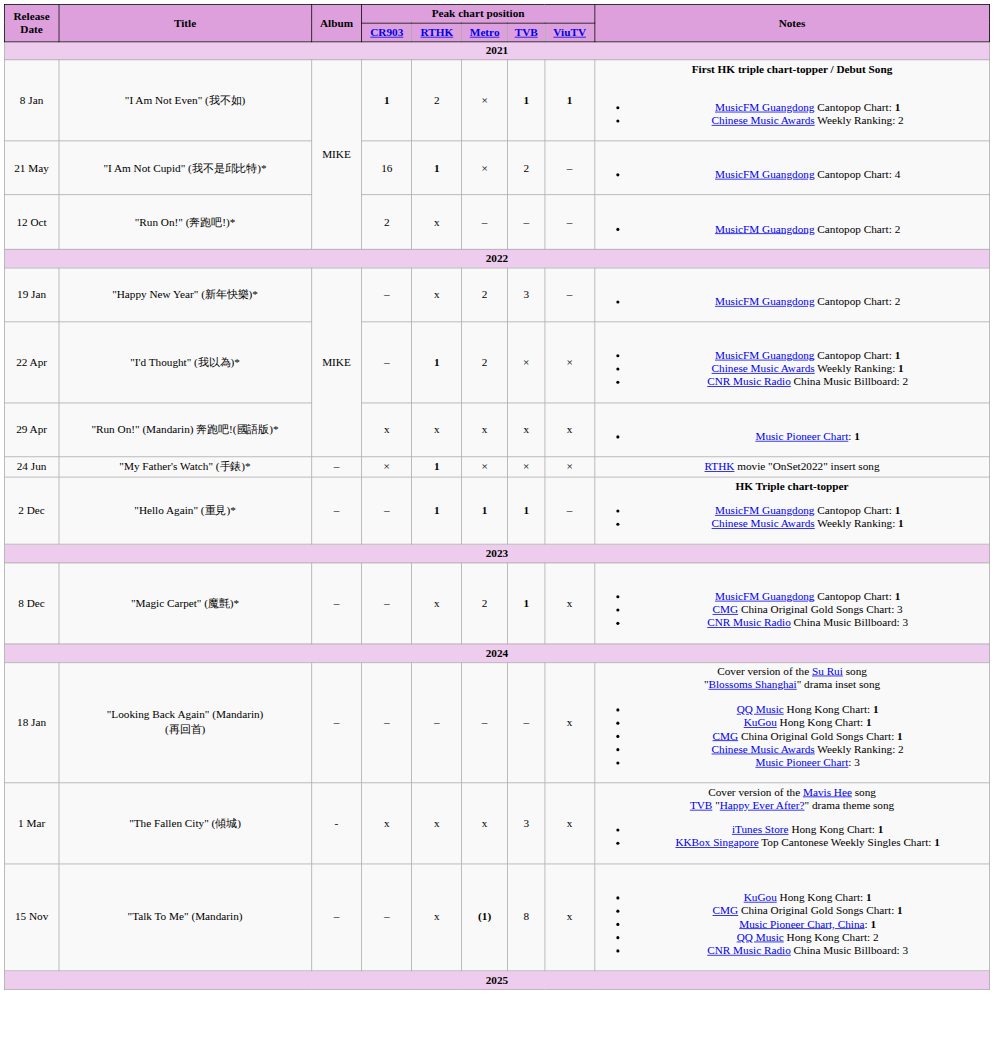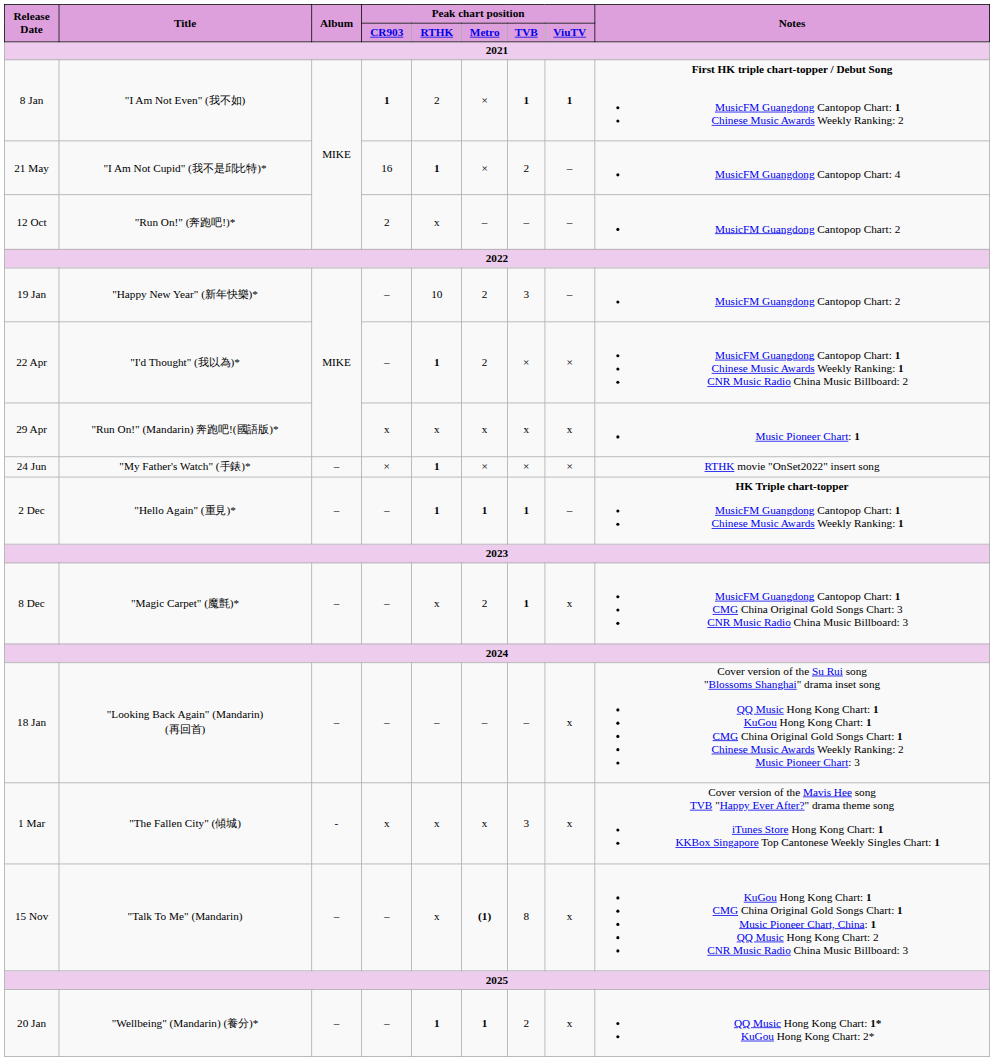(437, 295) x -> (437, 295) 10
+ row: (32, 1023)
